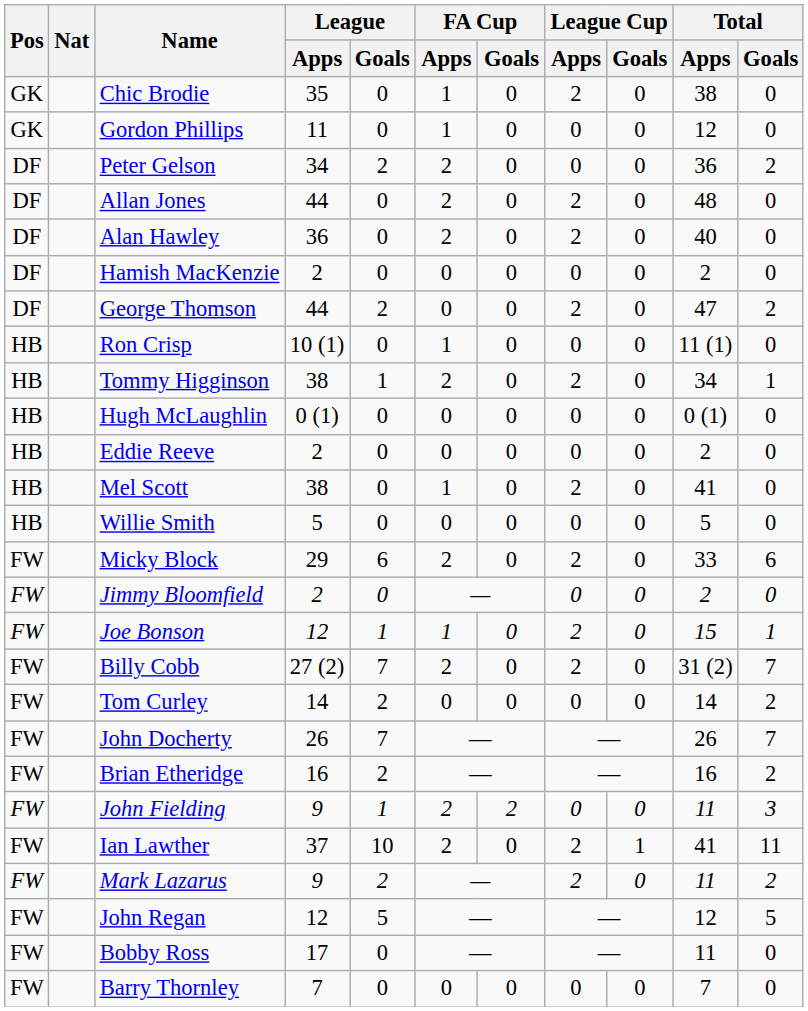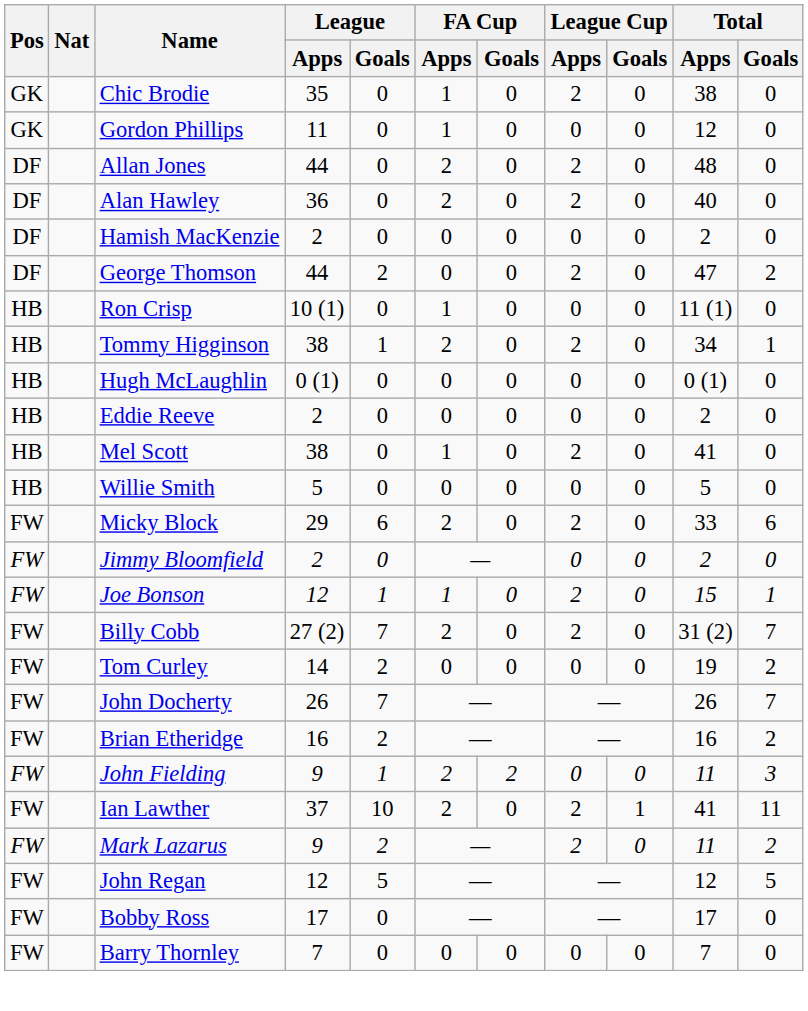- row: (158, 165)
(705, 702) 14 -> (705, 666) 19
(705, 952) 11 -> (705, 916) 17
